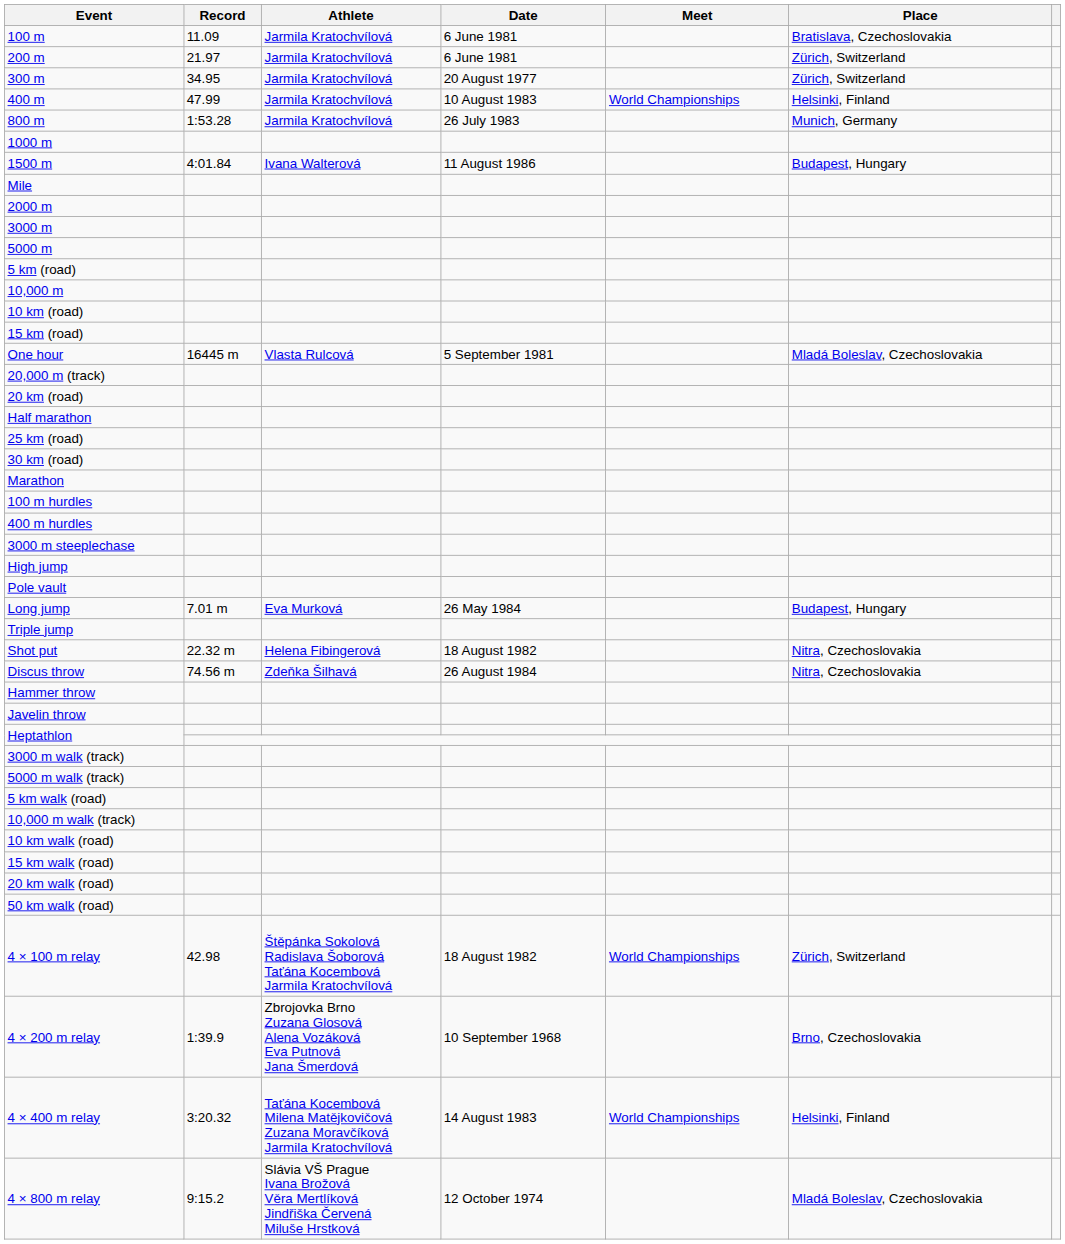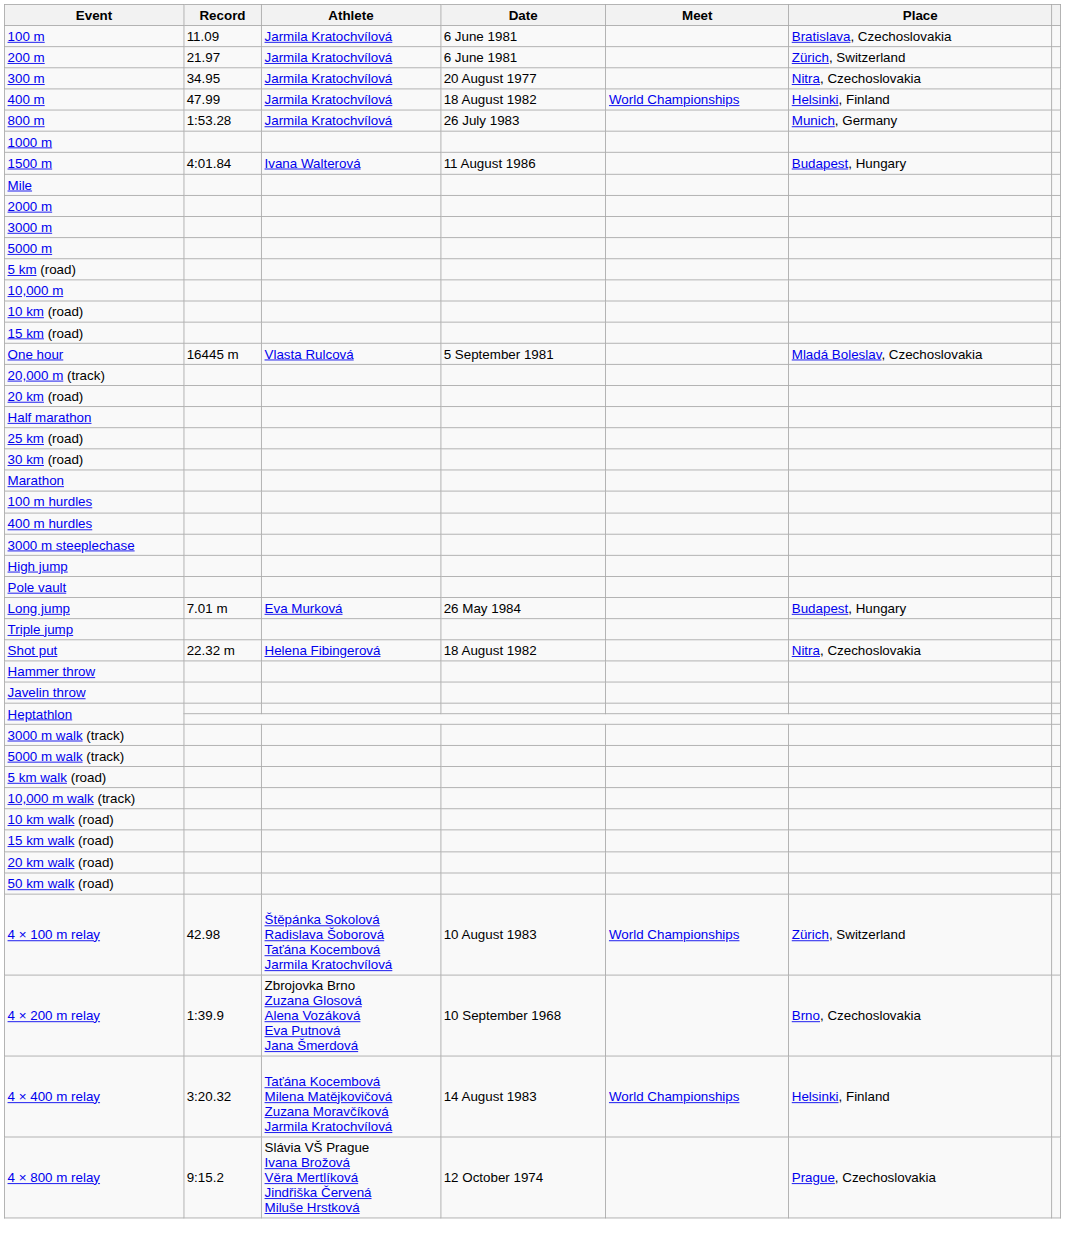(849, 79) Zürich, Switzerland -> (856, 79) Nitra, Czechoslovakia
(490, 100) 10 August 1983 -> (490, 100) 18 August 1982
- row: (46, 672)
(490, 956) 18 August 1982 -> (490, 934) 10 August 1983
(887, 1199) Mladá Boleslav, Czechoslovakia -> (864, 1178) Prague, Czechoslovakia
